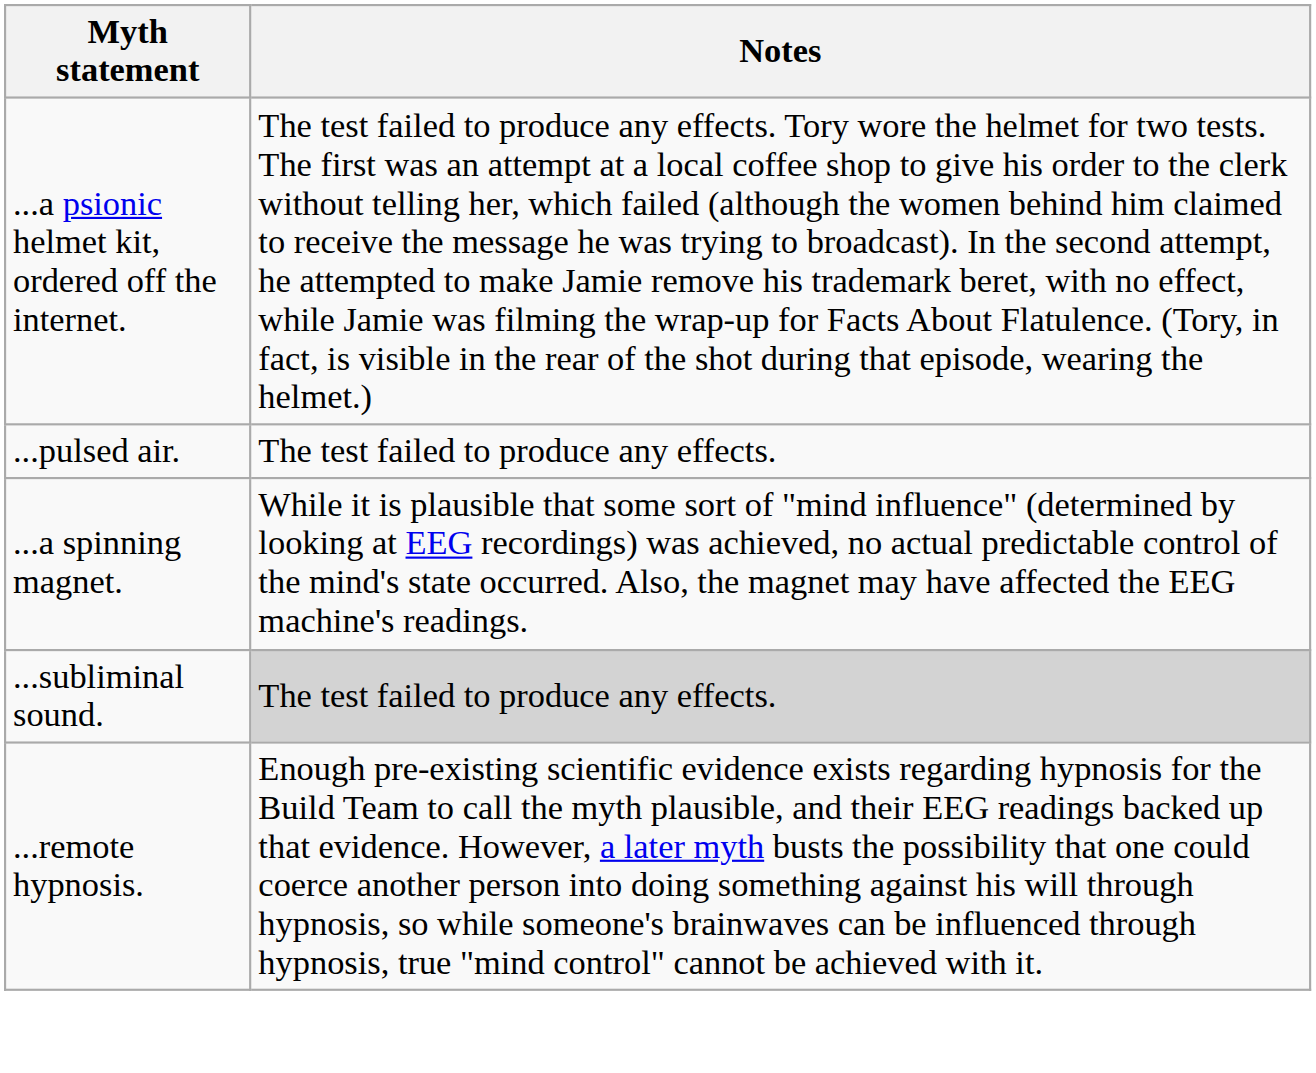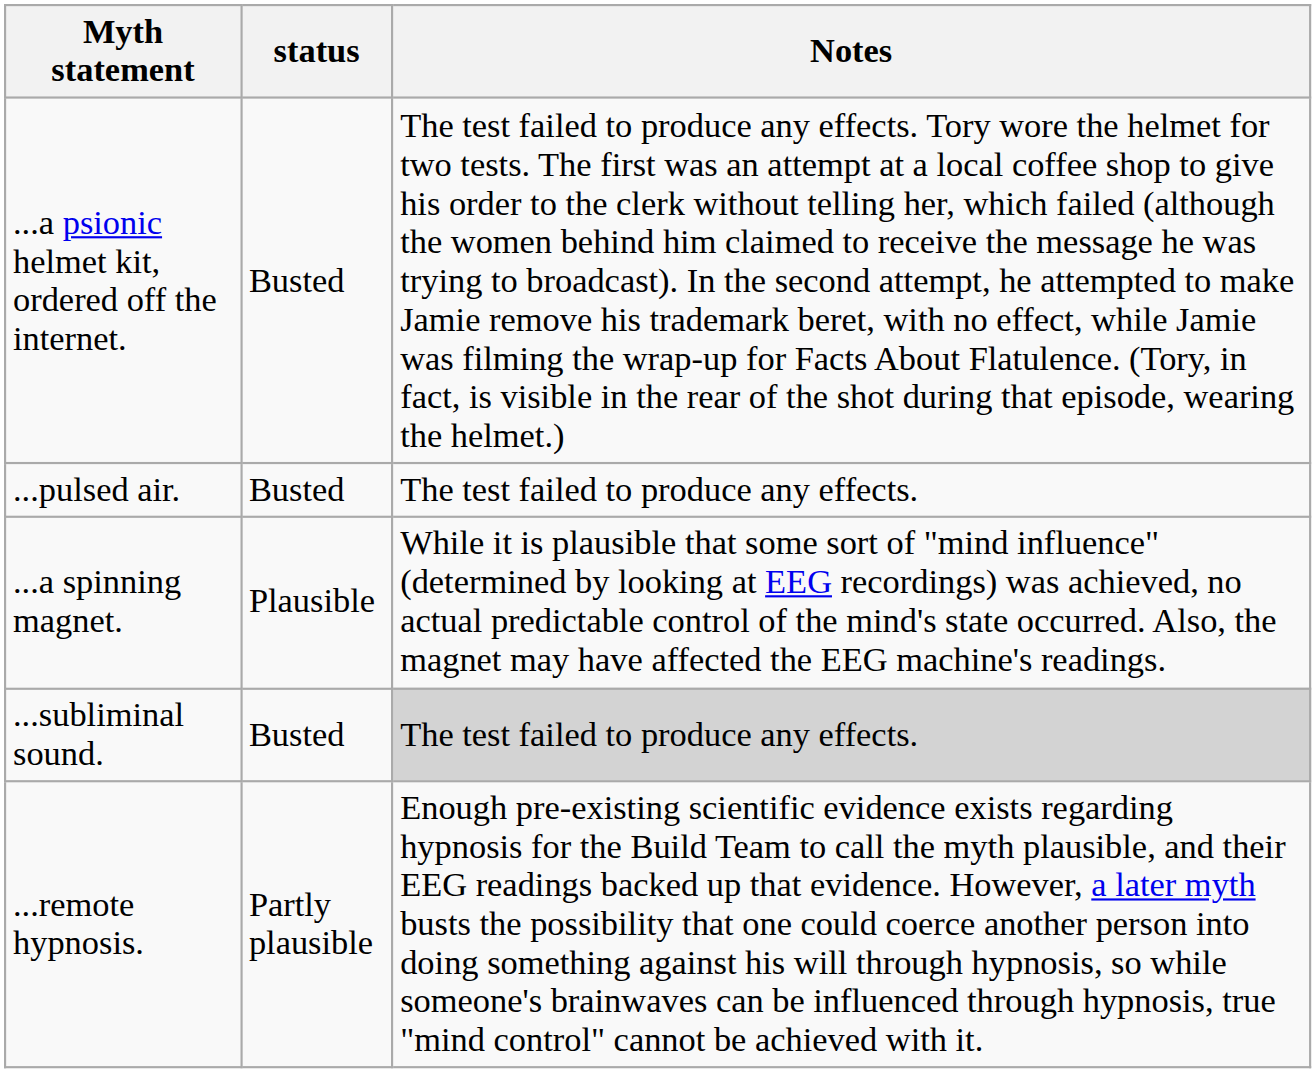+ column: (317, 51)
